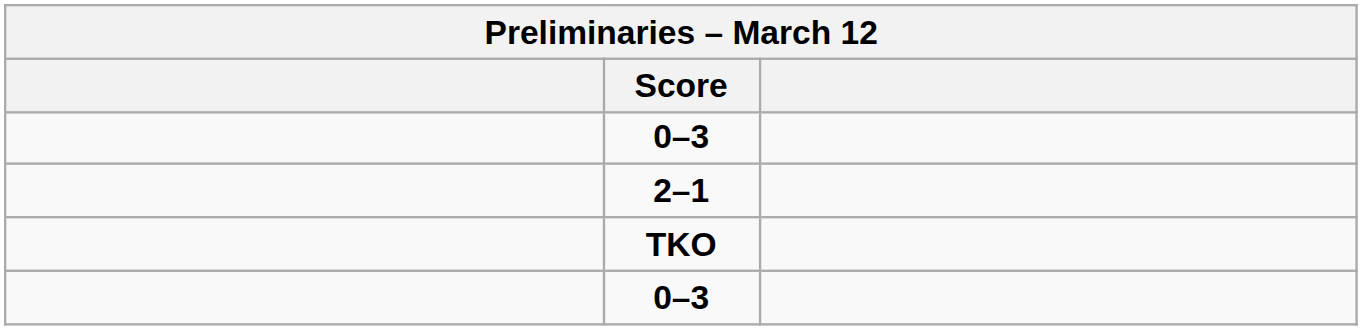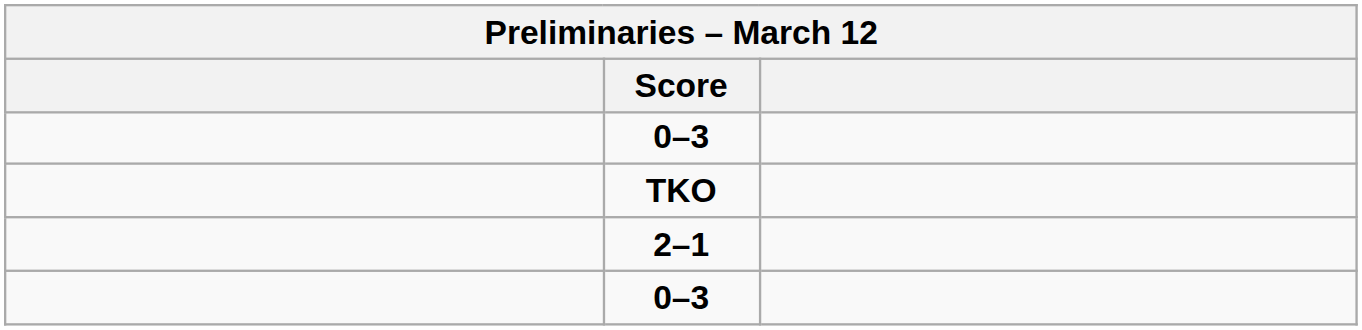rows swapped: (304, 191) <-> (304, 244)
